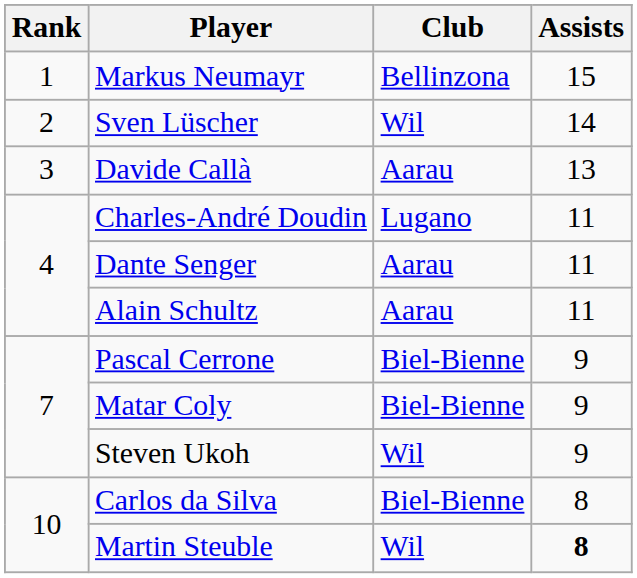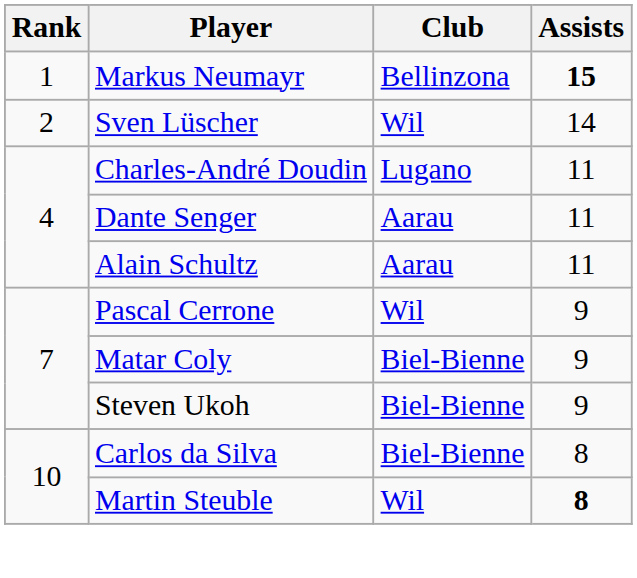(581, 75) normal -> (581, 75) bold
- row: (173, 169)
(453, 358) Biel-Bienne -> (402, 311) Wil
(402, 452) Wil -> (453, 405) Biel-Bienne
